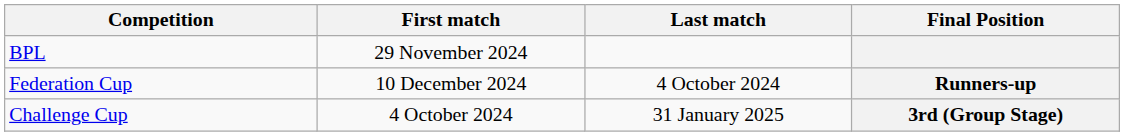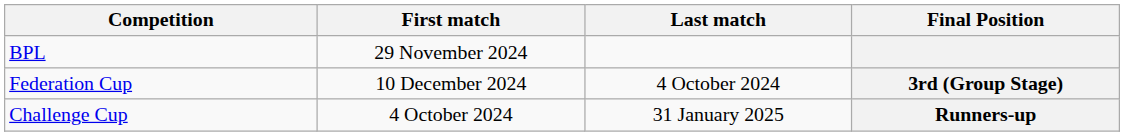(986, 83) Runners-up -> (986, 83) 3rd (Group Stage)
(986, 114) 3rd (Group Stage) -> (986, 114) Runners-up
